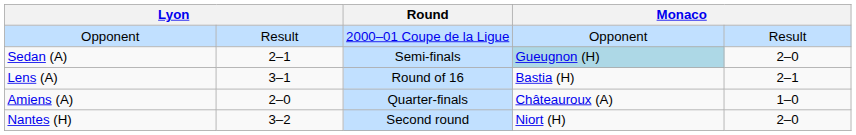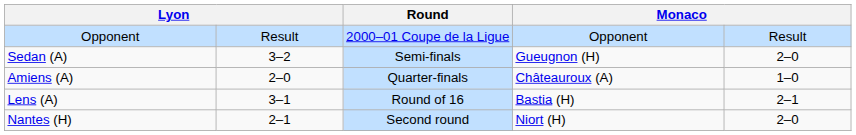(280, 57) 2–1 -> (280, 57) 3–2
(558, 57) lightblue background -> (558, 57) no background
rows swapped: (33, 78) <-> (40, 99)
(280, 120) 3–2 -> (280, 120) 2–1
